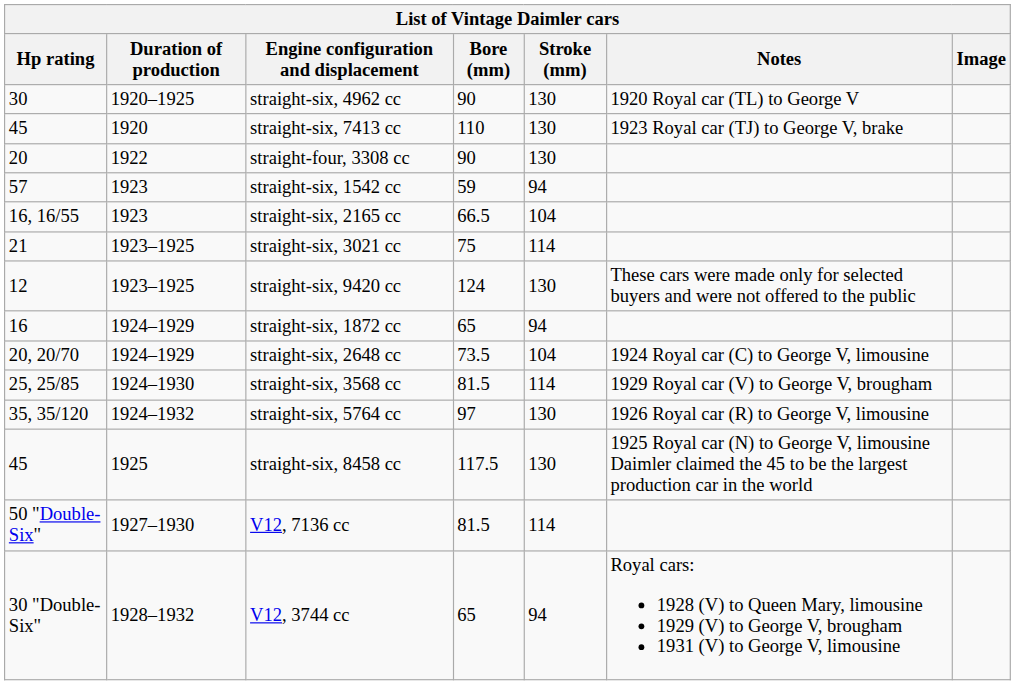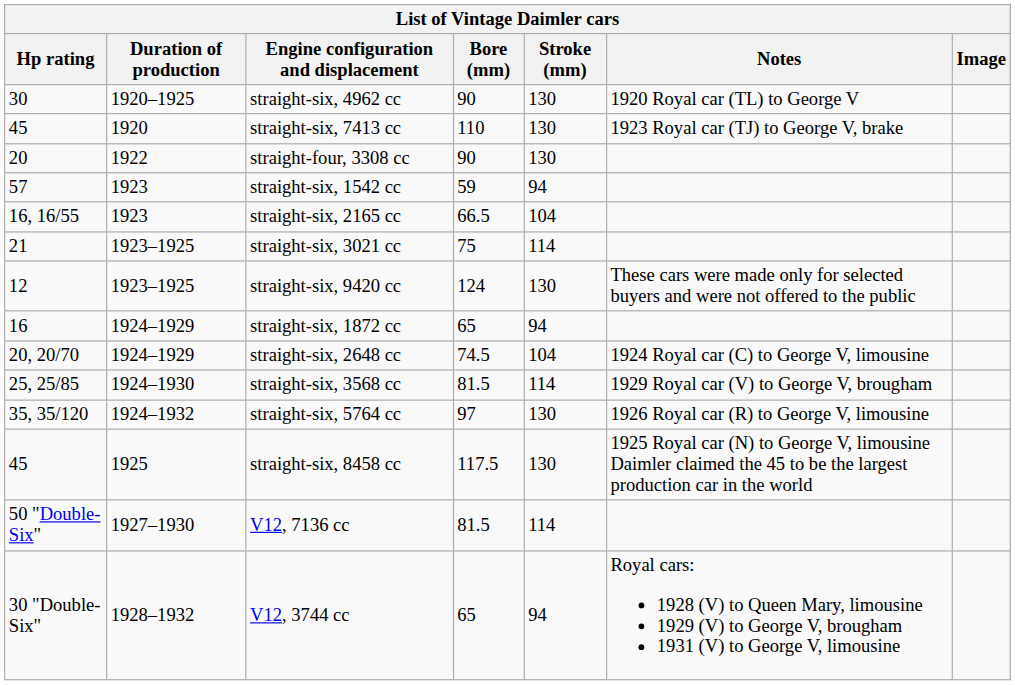(474, 355) 73.5 -> (474, 355) 74.5
